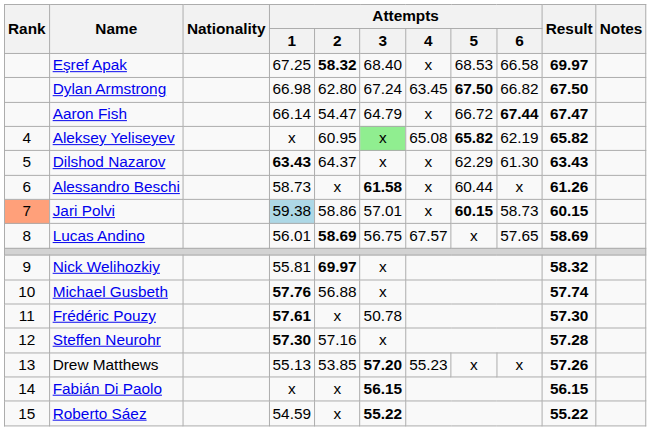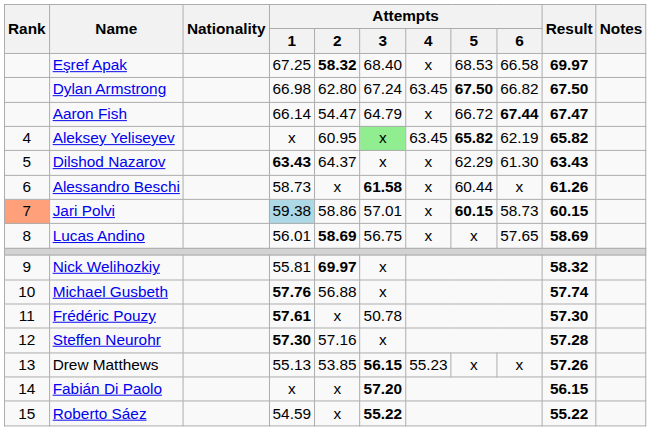(428, 138) 65.08 -> (428, 138) 63.45
(428, 235) 67.57 -> (428, 235) x
(383, 364) 57.20 -> (383, 364) 56.15
(383, 389) 56.15 -> (383, 389) 57.20
